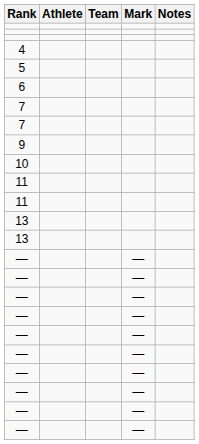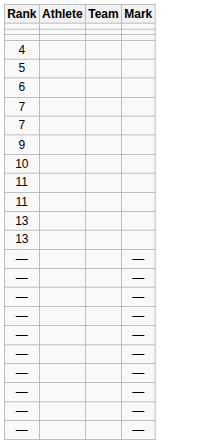- column: (174, 14)
